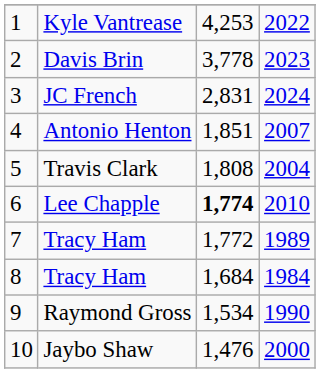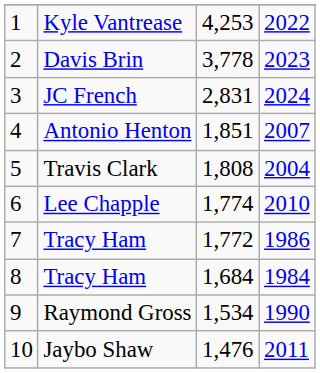(228, 204) bold -> (228, 204) normal
(287, 240) 1989 -> (287, 240) 1986
(287, 349) 2000 -> (287, 349) 2011
